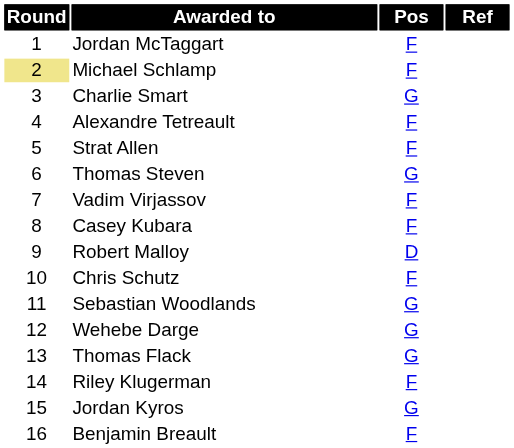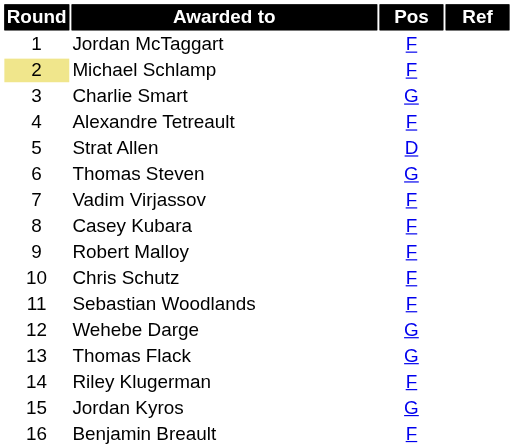(411, 148) F -> (411, 148) D
(411, 252) D -> (411, 252) F
(411, 303) G -> (411, 303) F
